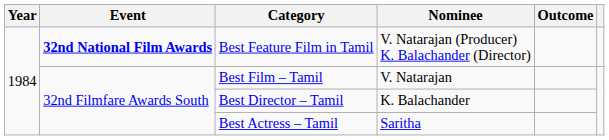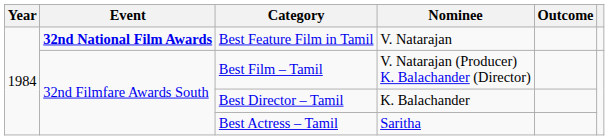(456, 46) V. Natarajan (Producer) K. Balachander (Director) -> (416, 38) V. Natarajan
(416, 77) V. Natarajan -> (456, 69) V. Natarajan (Producer) K. Balachander (Director)
